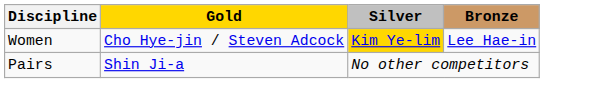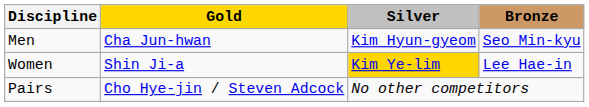+ row: (21, 41)
(224, 41) Cho Hye-jin / Steven Adcock -> (144, 65) Shin Ji-a
(144, 65) Shin Ji-a -> (224, 89) Cho Hye-jin / Steven Adcock
